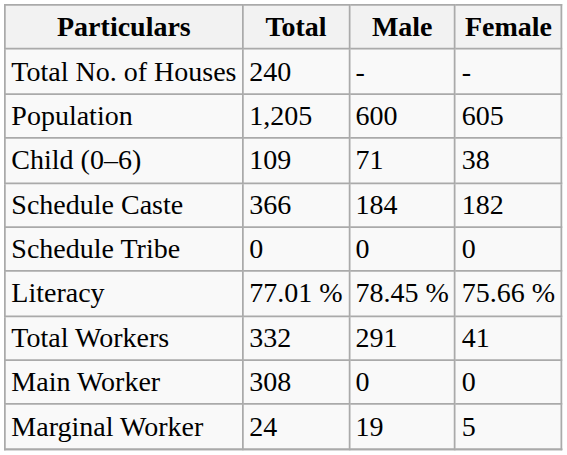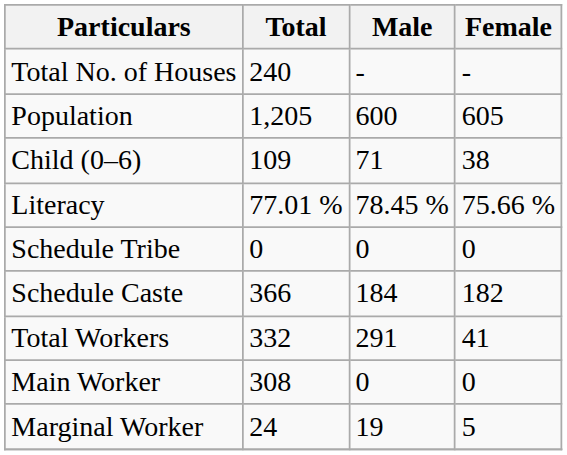rows swapped: (97, 204) <-> (58, 293)
